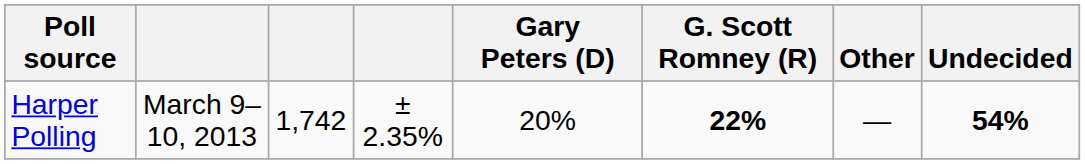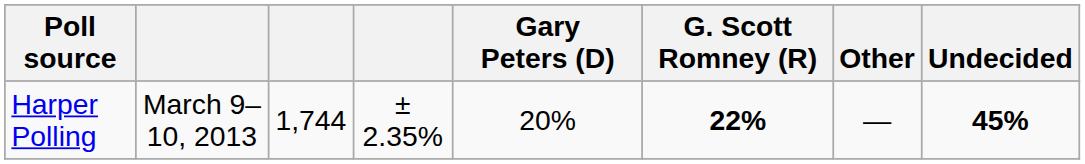(311, 119) 1,742 -> (311, 119) 1,744
(1000, 119) 54% -> (1000, 119) 45%
